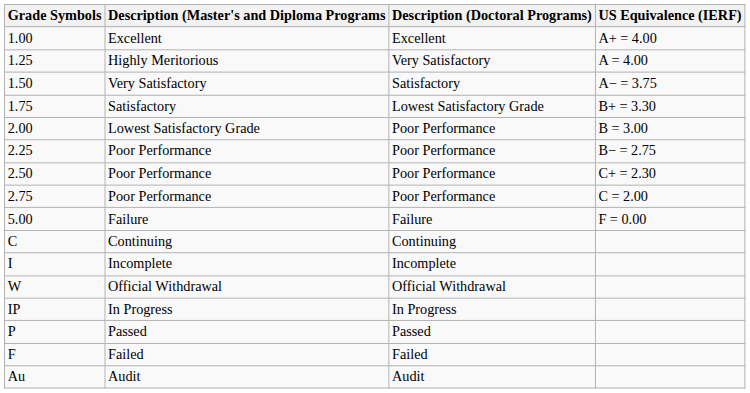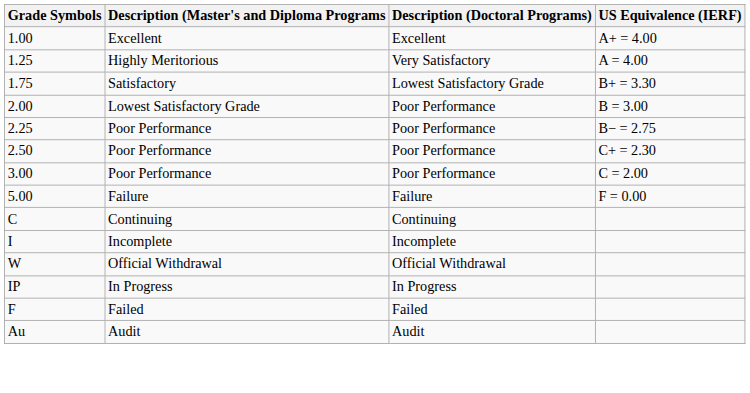- row: (20, 83)
- row: (20, 196)
+ row: (20, 173)
- row: (12, 331)
